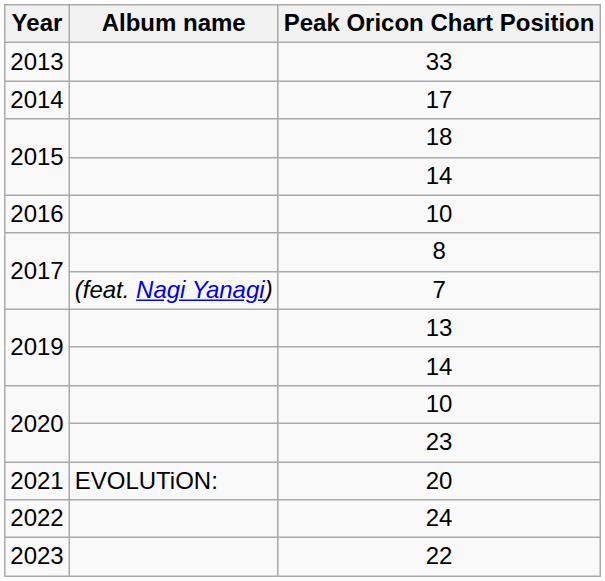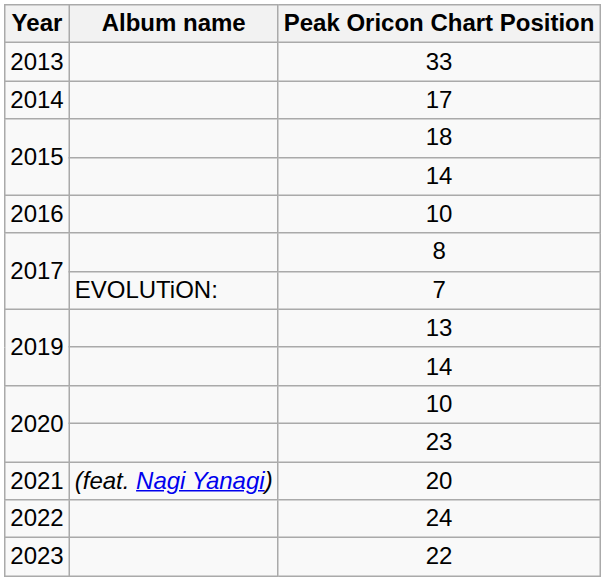(174, 289) (feat. Nagi Yanagi) -> (146, 289) EVOLUTiON:
(146, 480) EVOLUTiON: -> (174, 480) (feat. Nagi Yanagi)
